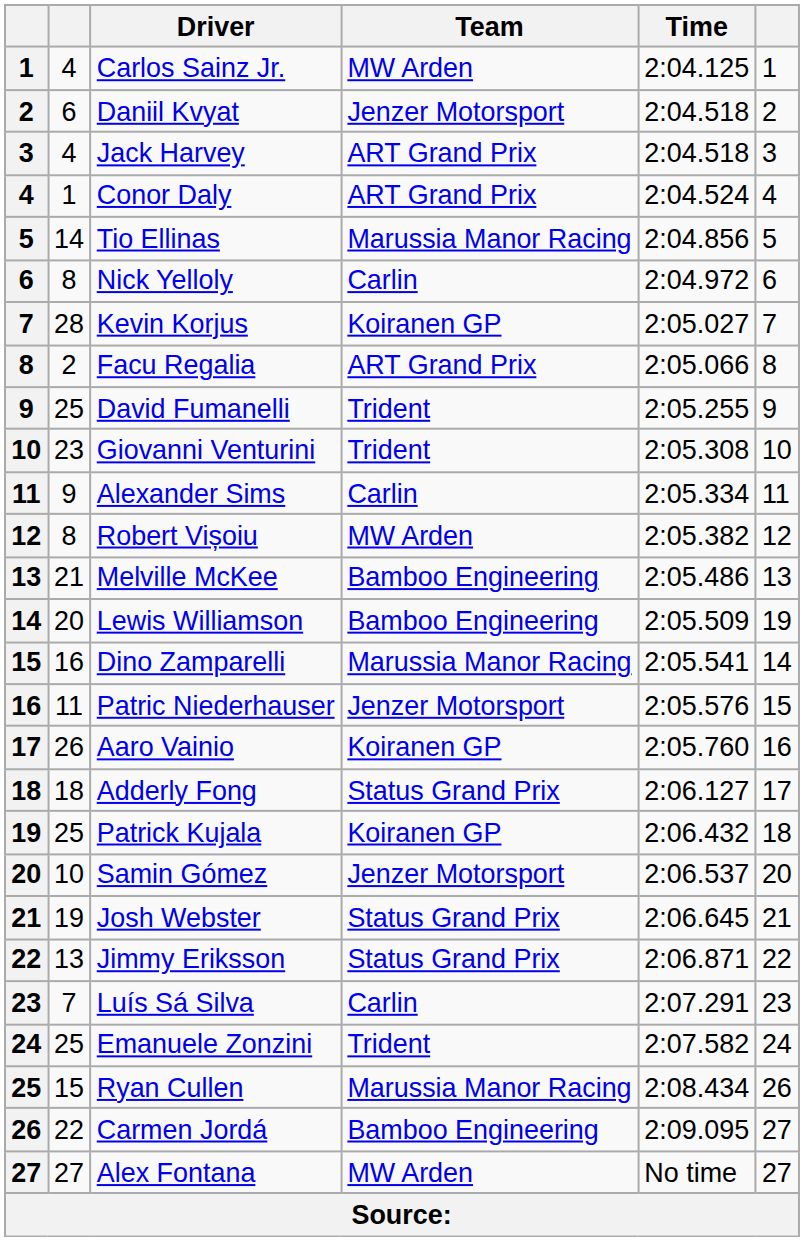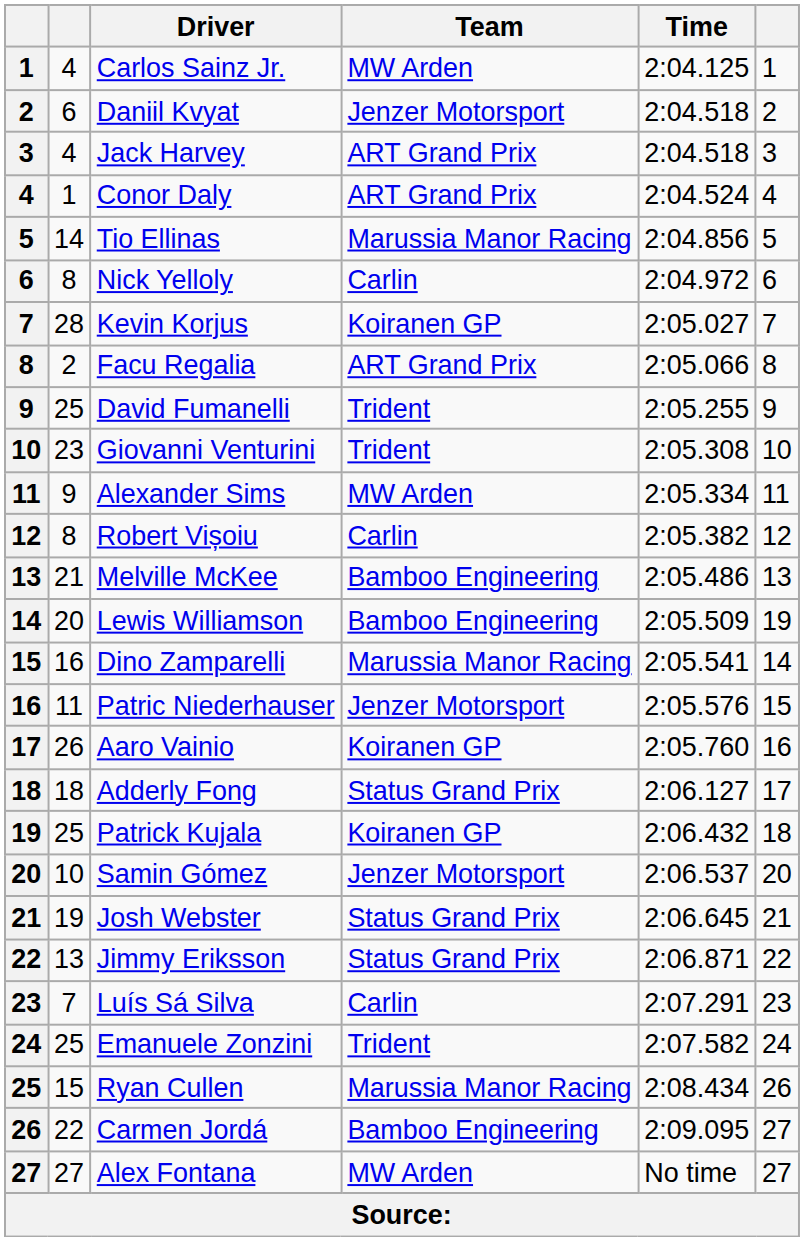(383, 493) Carlin -> (410, 493) MW Arden
(410, 535) MW Arden -> (383, 535) Carlin
